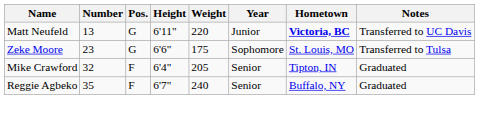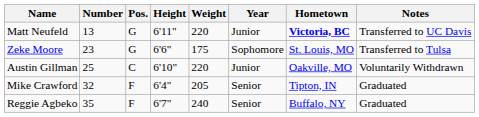+ row: (42, 67)
